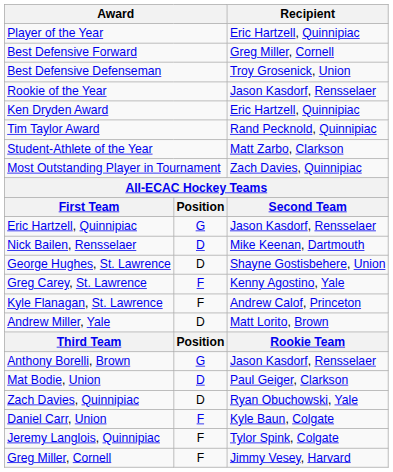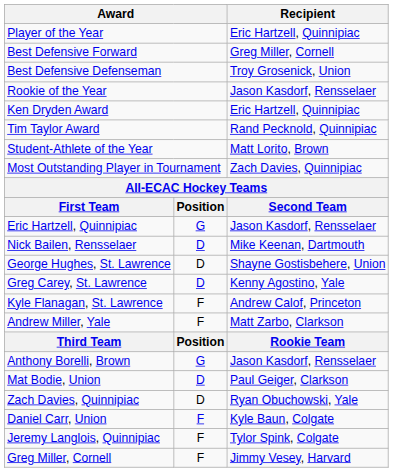(287, 149) Matt Zarbo, Clarkson -> (279, 149) Matt Lorito, Brown
(200, 284) F -> (200, 284) D
(200, 322) D -> (200, 322) F
(279, 322) Matt Lorito, Brown -> (287, 322) Matt Zarbo, Clarkson
